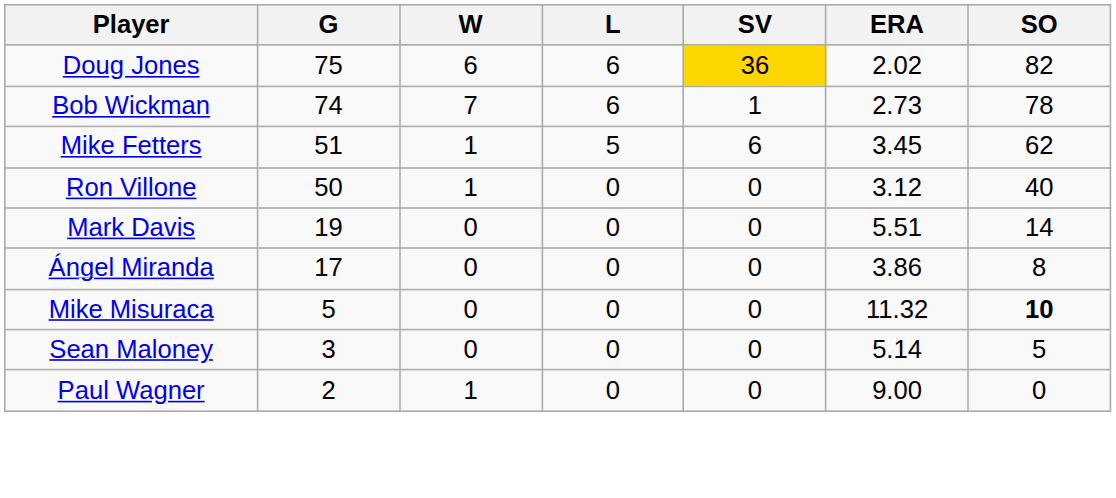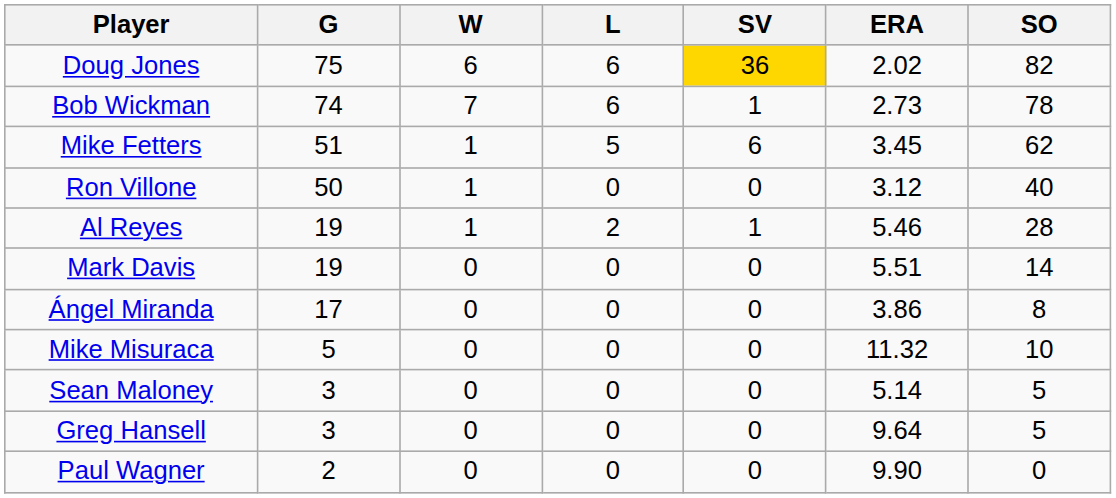+ row: (131, 227)
(1039, 308) bold -> (1039, 349) normal
+ row: (131, 430)
(471, 390) 1 -> (471, 471) 0
(897, 390) 9.00 -> (897, 471) 9.90
